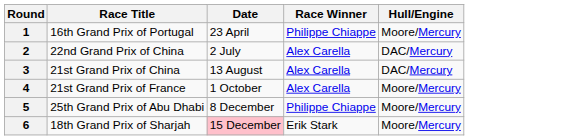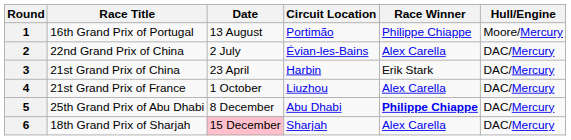+ column: (331, 13)
(229, 32) 23 April -> (236, 32) 13 August
(236, 69) 13 August -> (229, 69) 23 April
(318, 69) Alex Carella -> (408, 69) Erik Stark
(421, 88) Moore/Mercury -> (519, 88) DAC/Mercury
(331, 107) normal -> (430, 107) bold
(421, 107) Moore/Mercury -> (519, 107) DAC/Mercury
(312, 125) Erik Stark -> (414, 125) Alex Carella
(421, 125) Moore/Mercury -> (519, 125) DAC/Mercury
